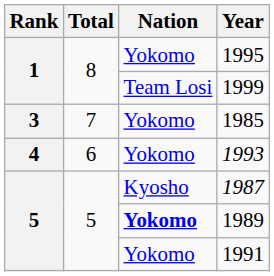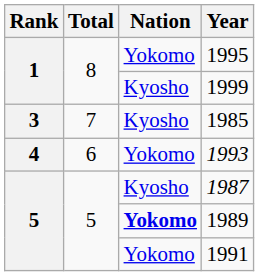(168, 87) Team Losi -> (156, 87) Kyosho
(159, 120) Yokomo -> (156, 120) Kyosho
